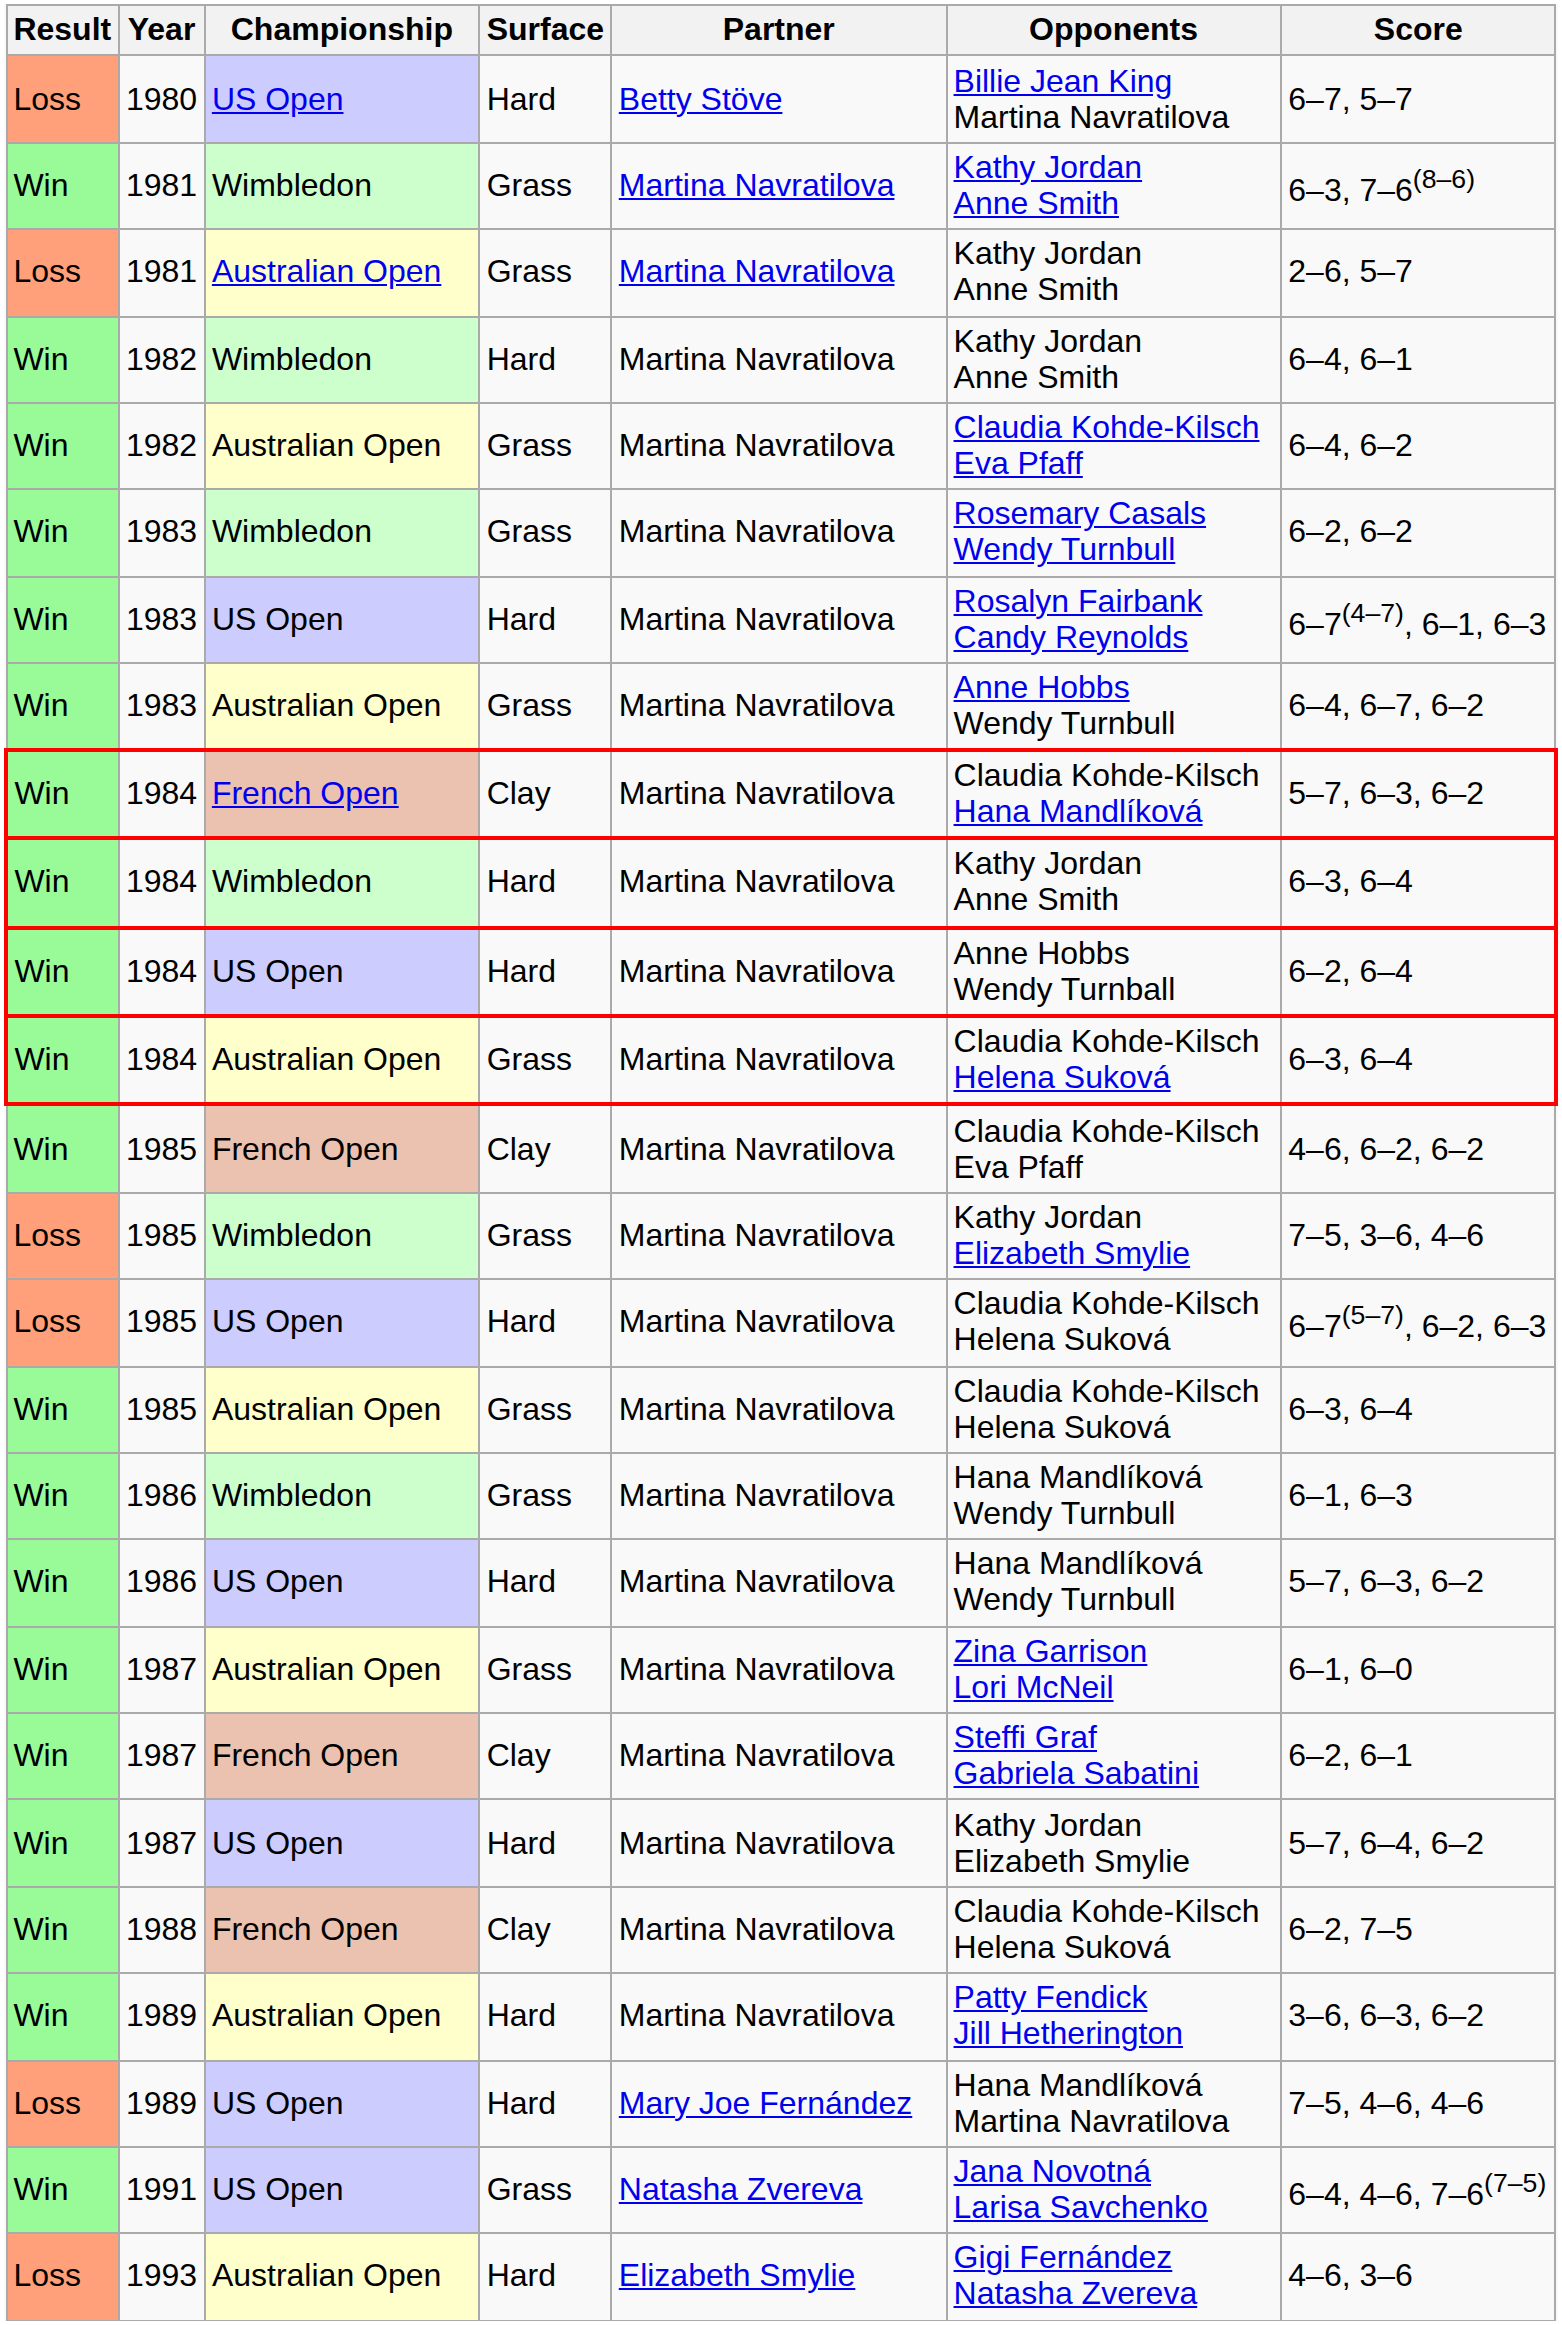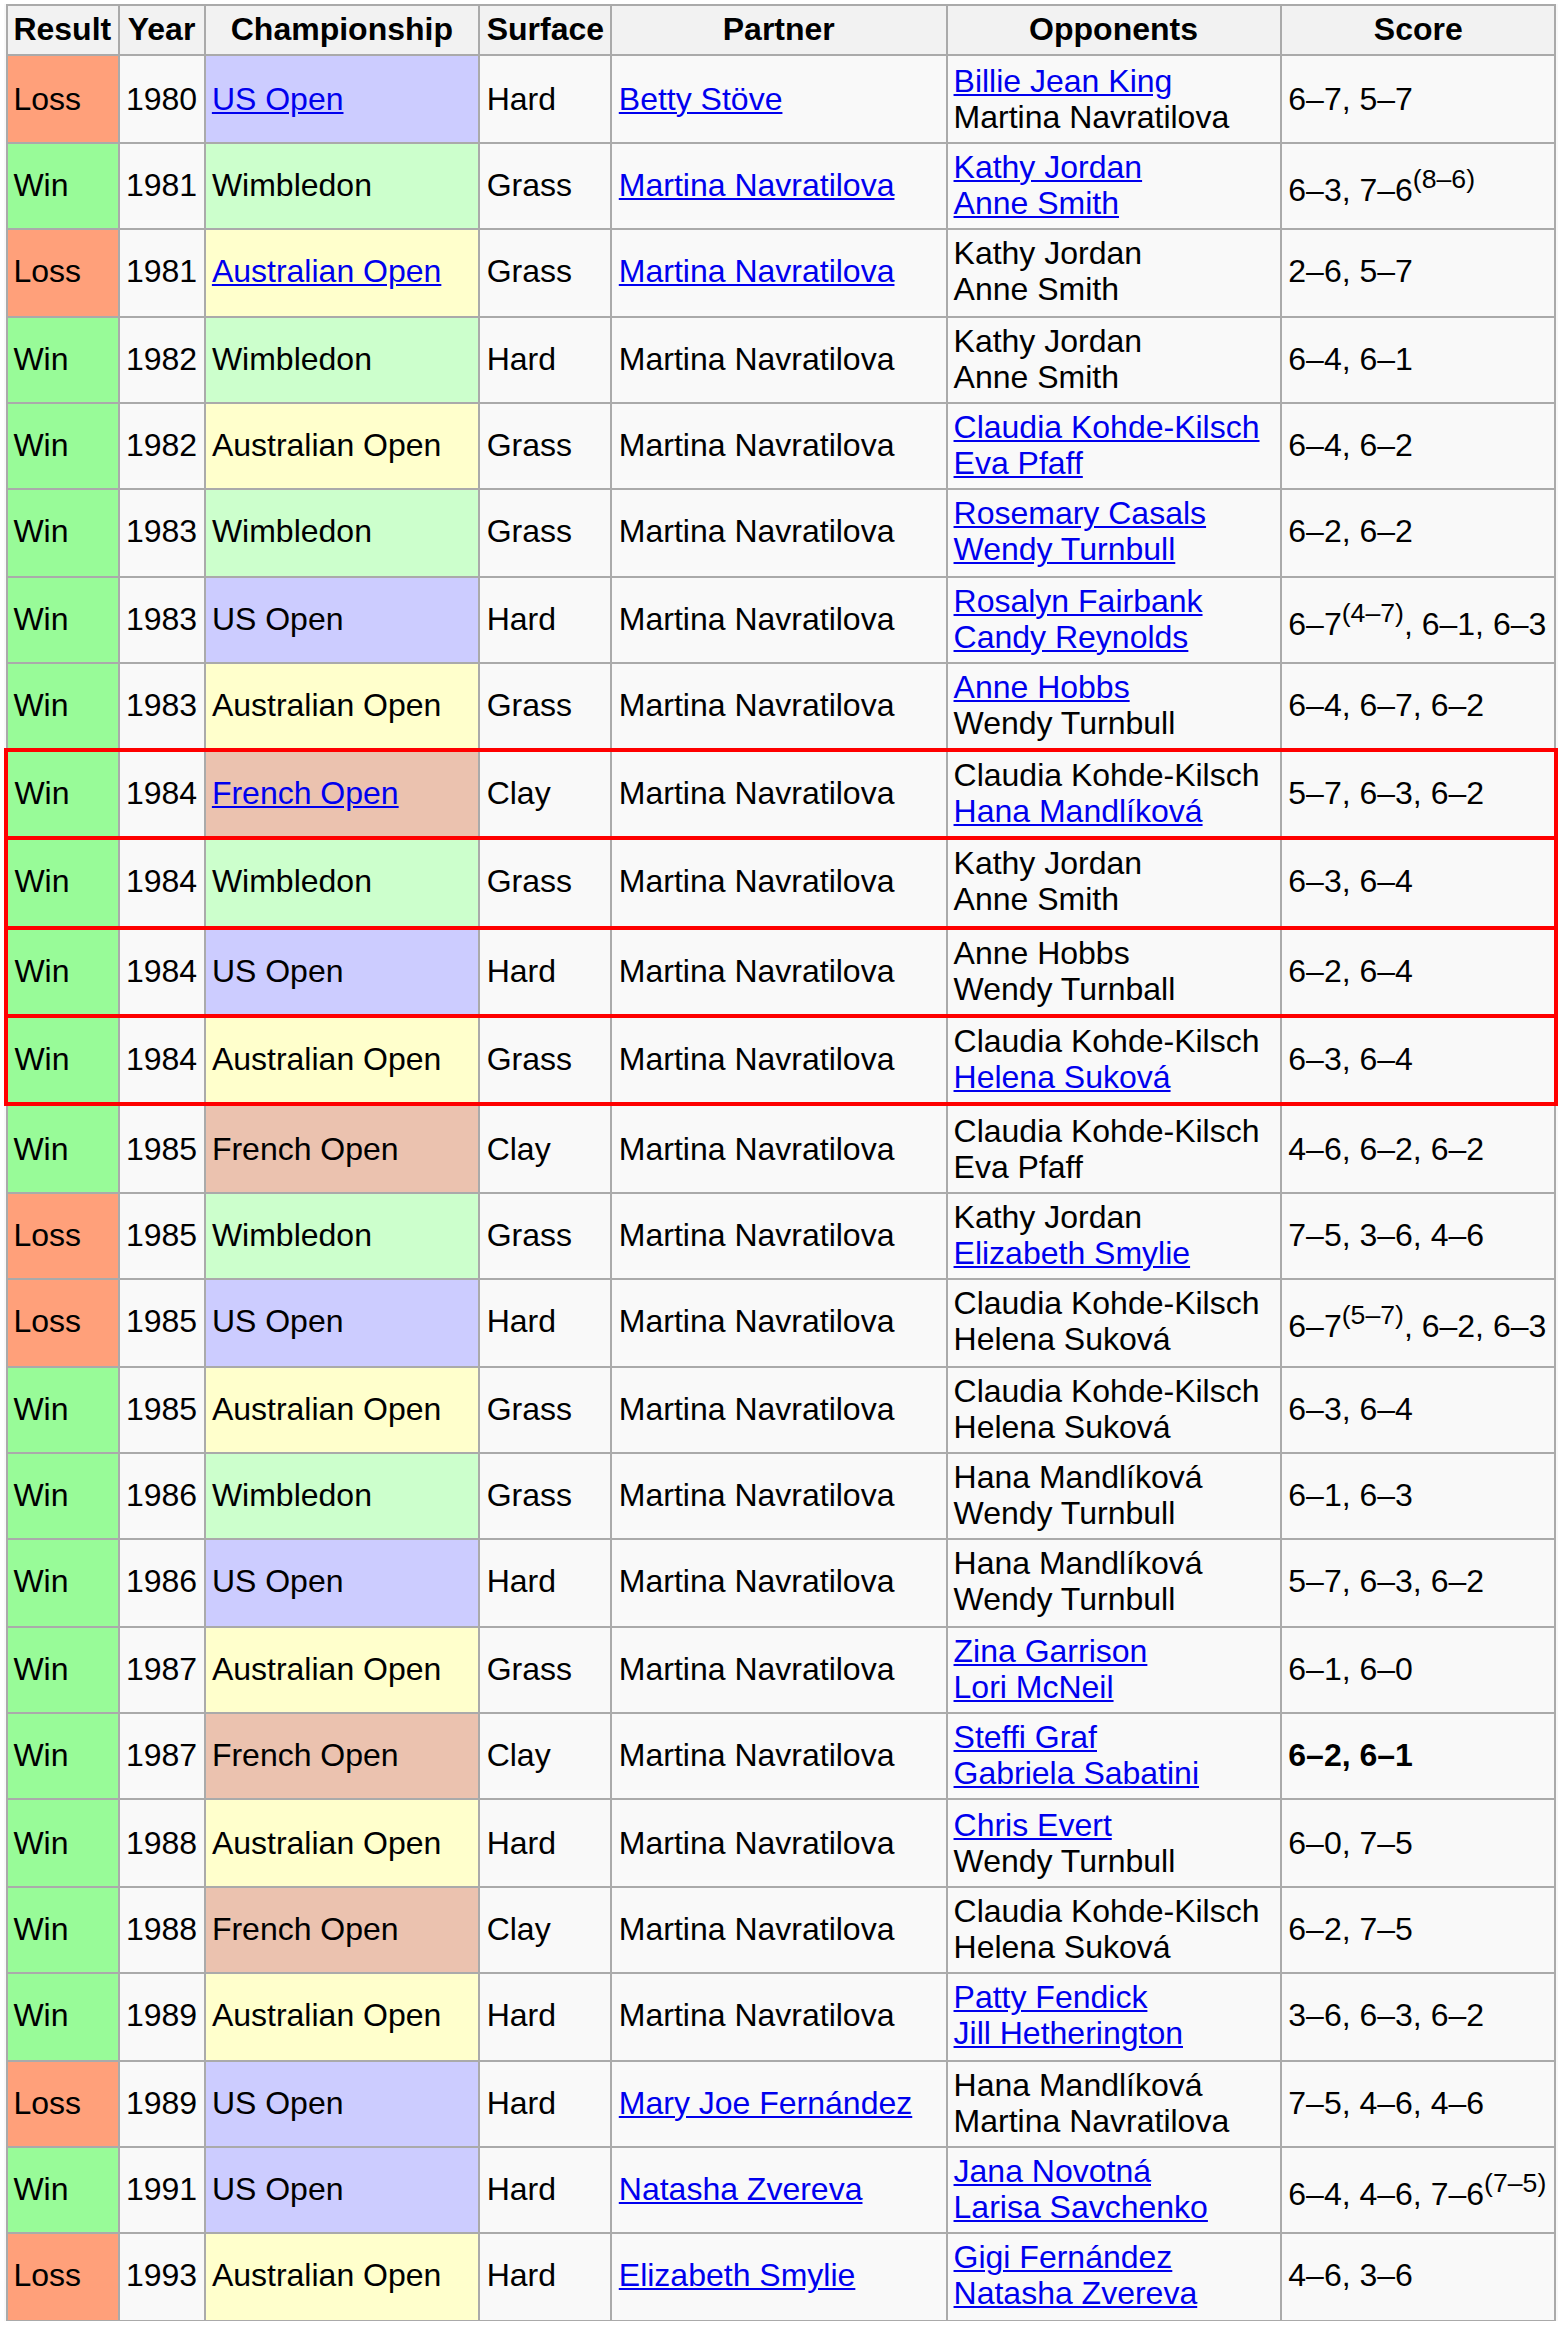(521, 882) Hard -> (529, 882) Grass
(1351, 1755) normal -> (1351, 1755) bold
- row: (162, 1842)
+ row: (162, 1842)
(529, 2189) Grass -> (521, 2189) Hard
